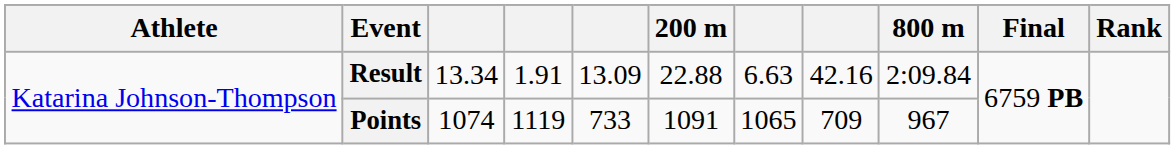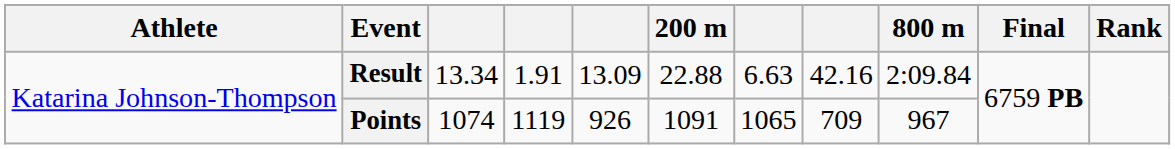(610, 120) 733 -> (610, 120) 926
